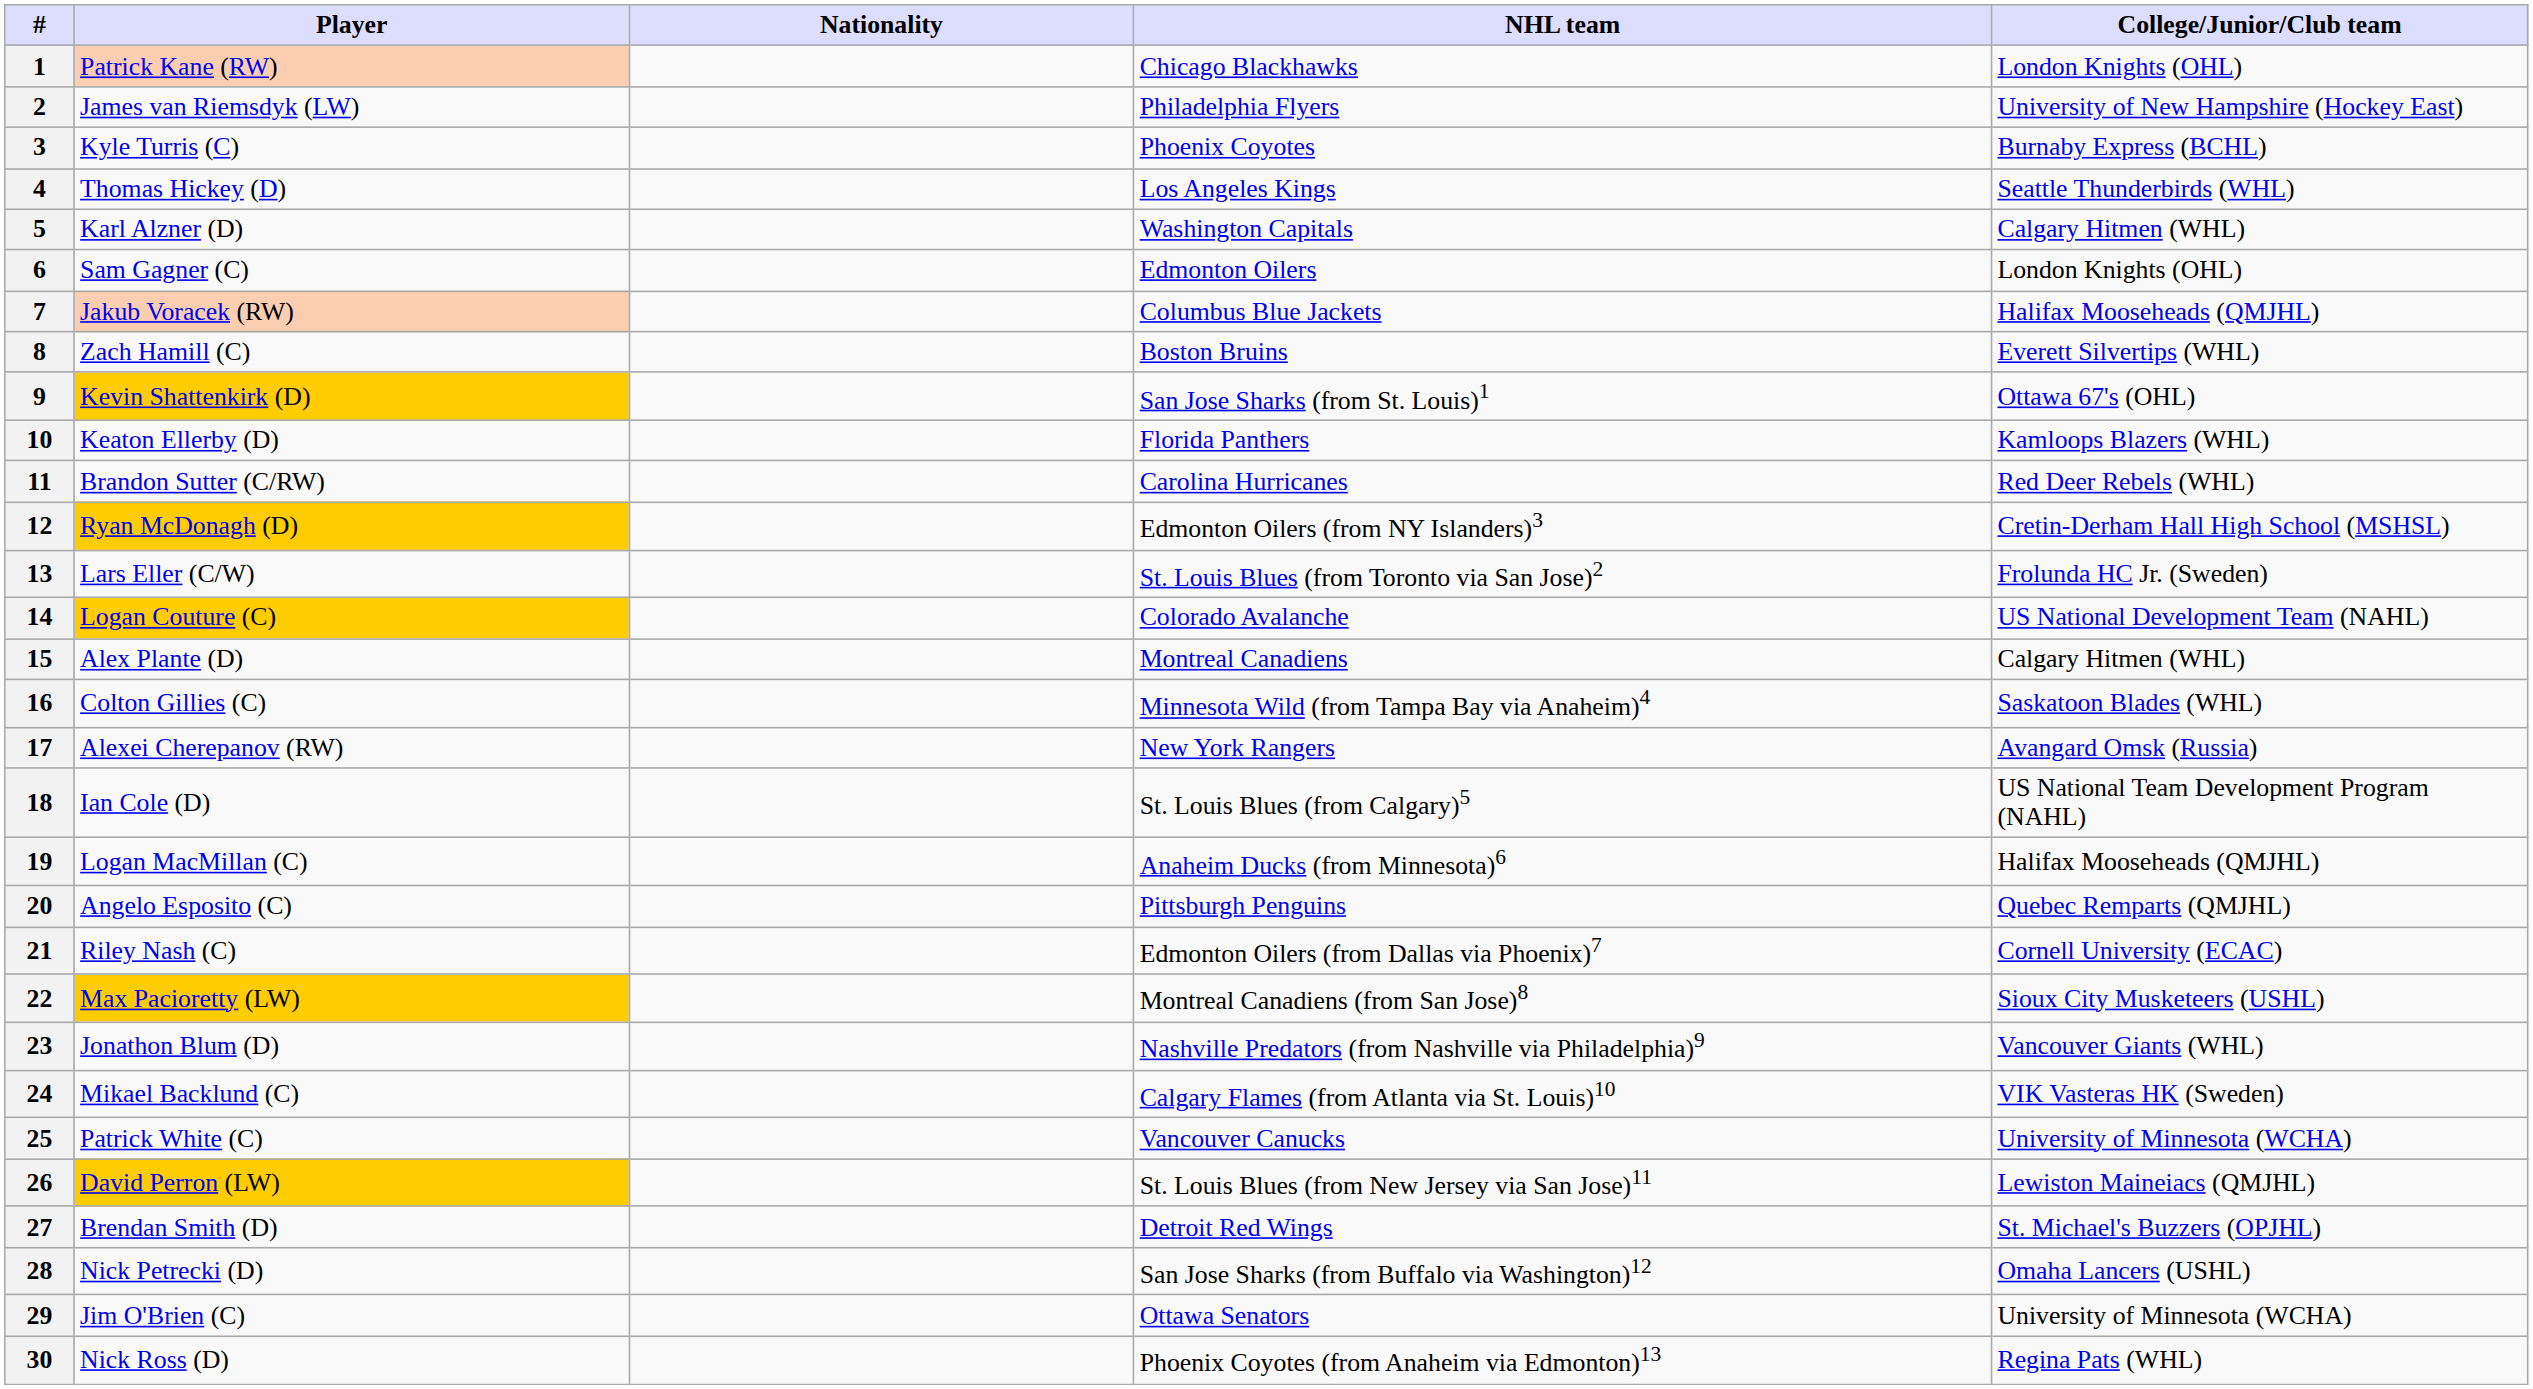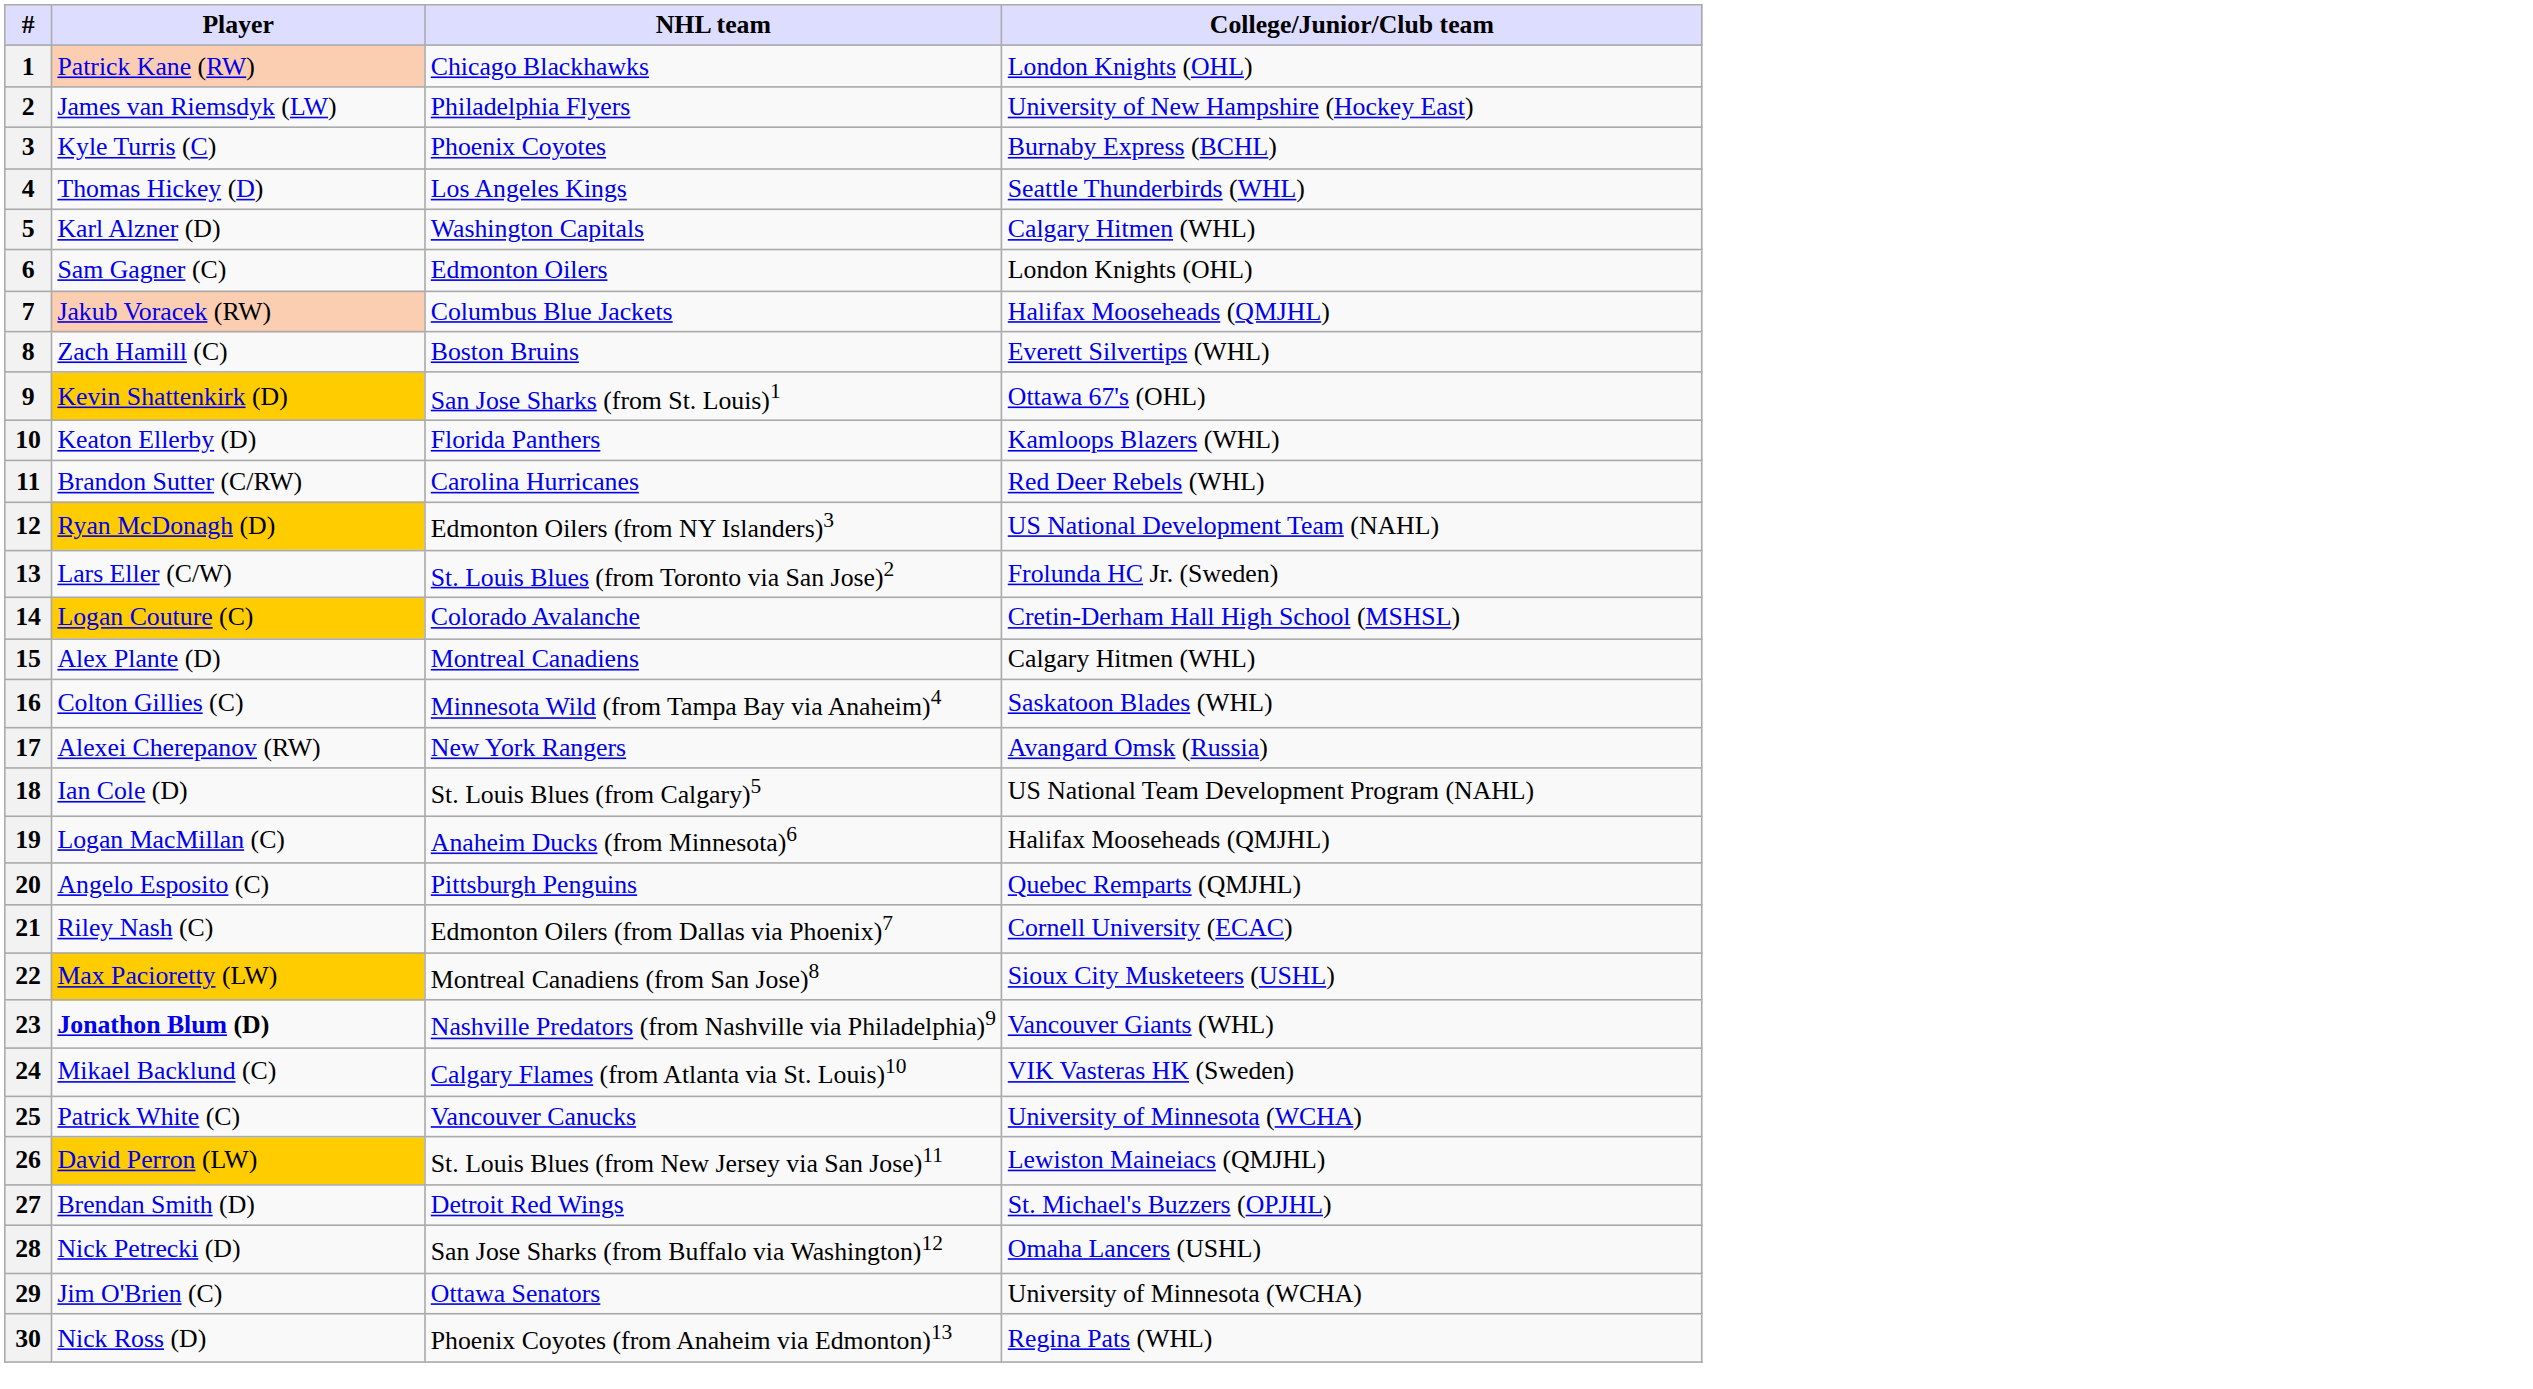- column: (881, 24)
(2224, 525) Cretin-Derham Hall High School (MSHSL) -> (1223, 525) US National Development Team (NAHL)
(2213, 617) US National Development Team (NAHL) -> (1234, 617) Cretin-Derham Hall High School (MSHSL)
(180, 1045) normal -> (163, 1023) bold
